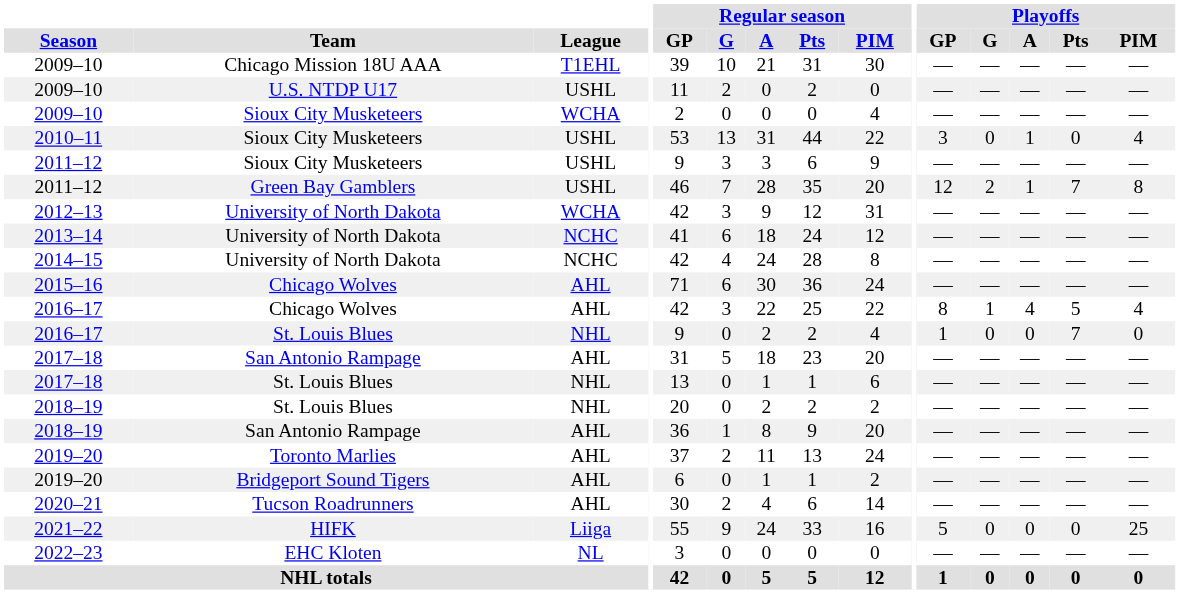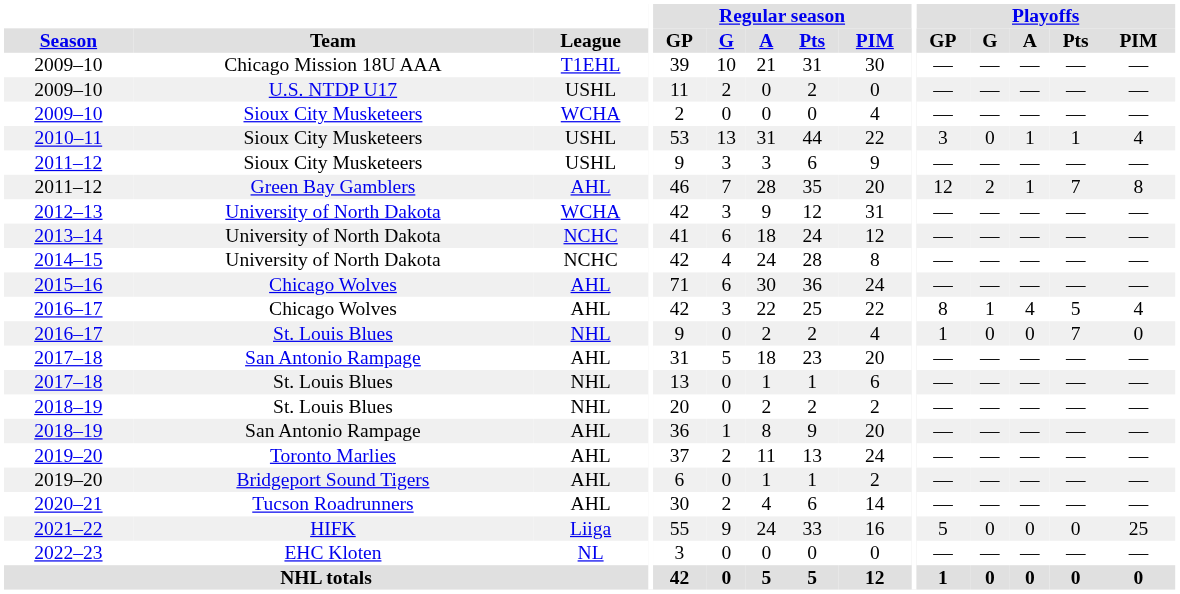(1076, 138) 0 -> (1076, 138) 1
(591, 186) USHL -> (591, 186) AHL
